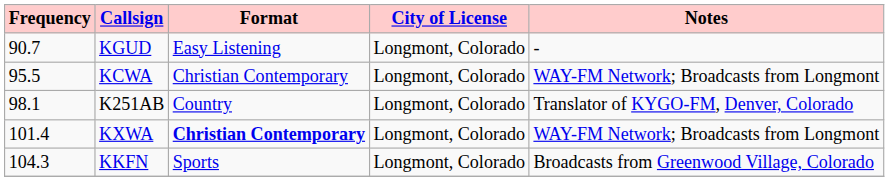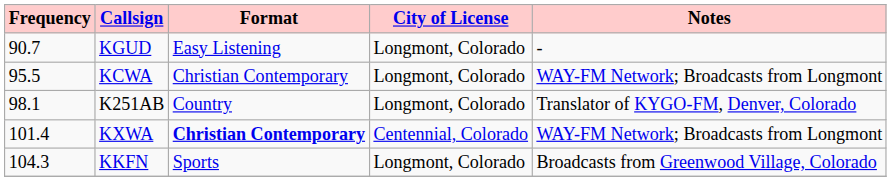(449, 133) Longmont, Colorado -> (451, 133) Centennial, Colorado
